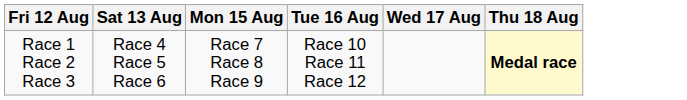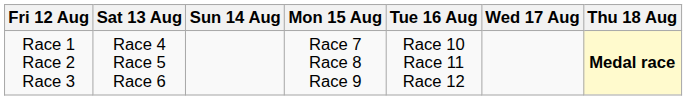+ column: (235, 17)
